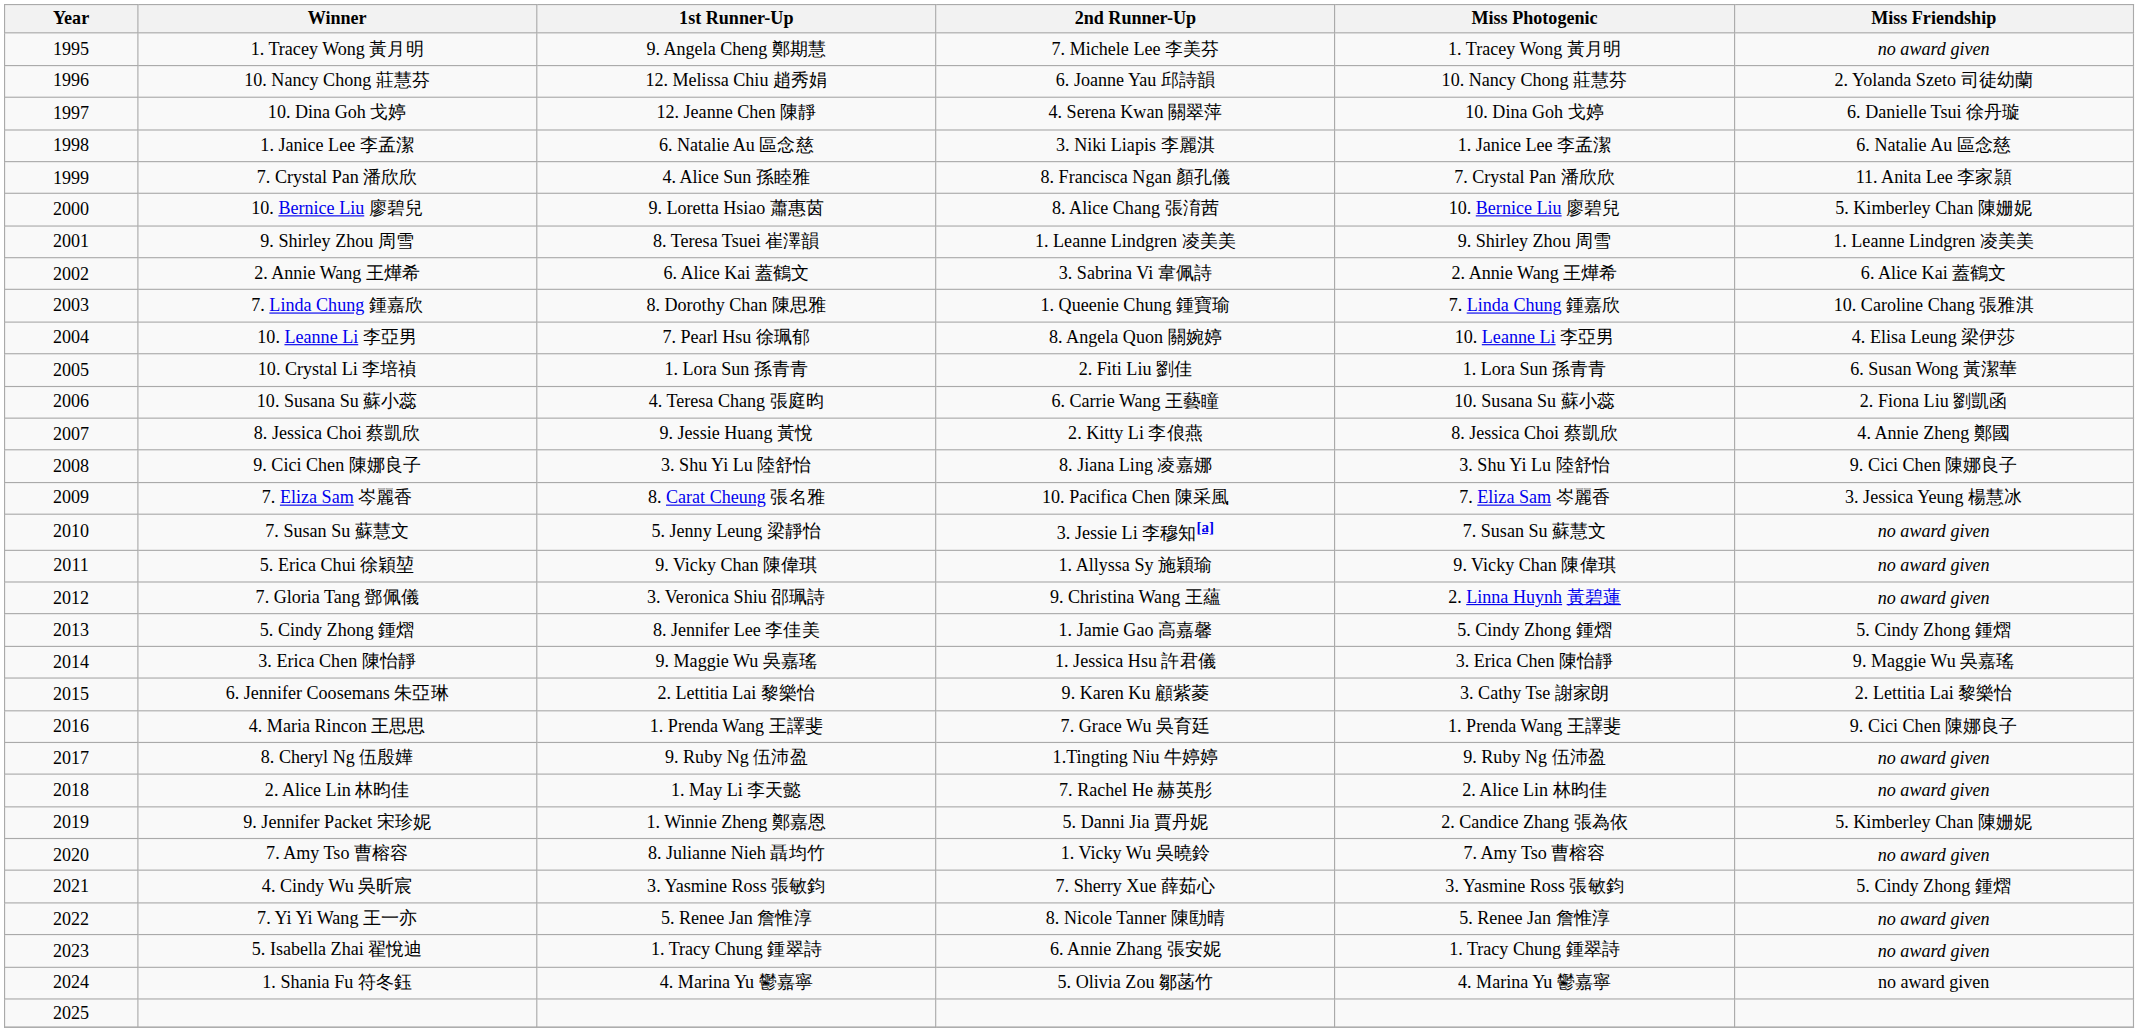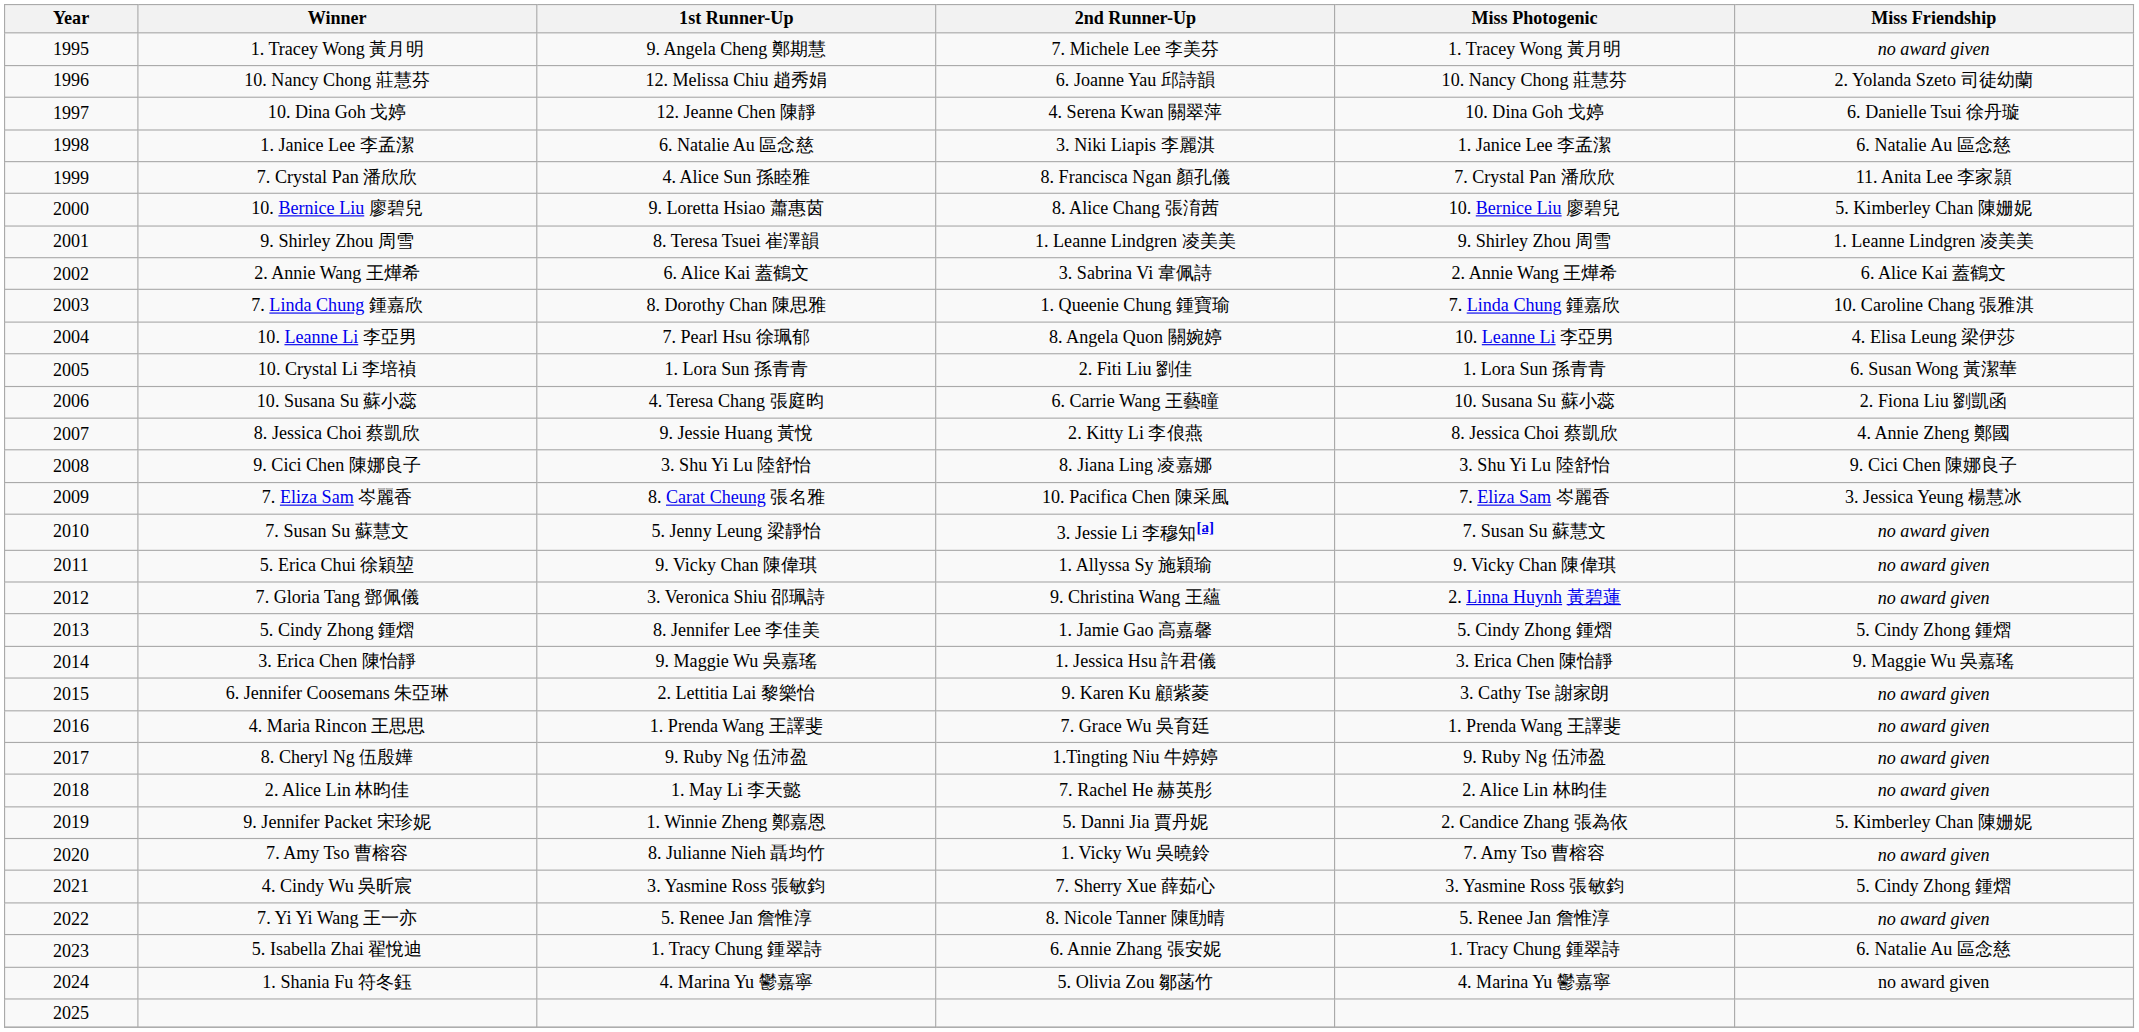(1934, 693) 2. Lettitia Lai 黎樂怡 -> (1934, 694) no award given
(1934, 725) 9. Cici Chen 陳娜良子 -> (1934, 726) no award given
(1934, 950) no award given -> (1934, 950) 6. Natalie Au 區念慈
